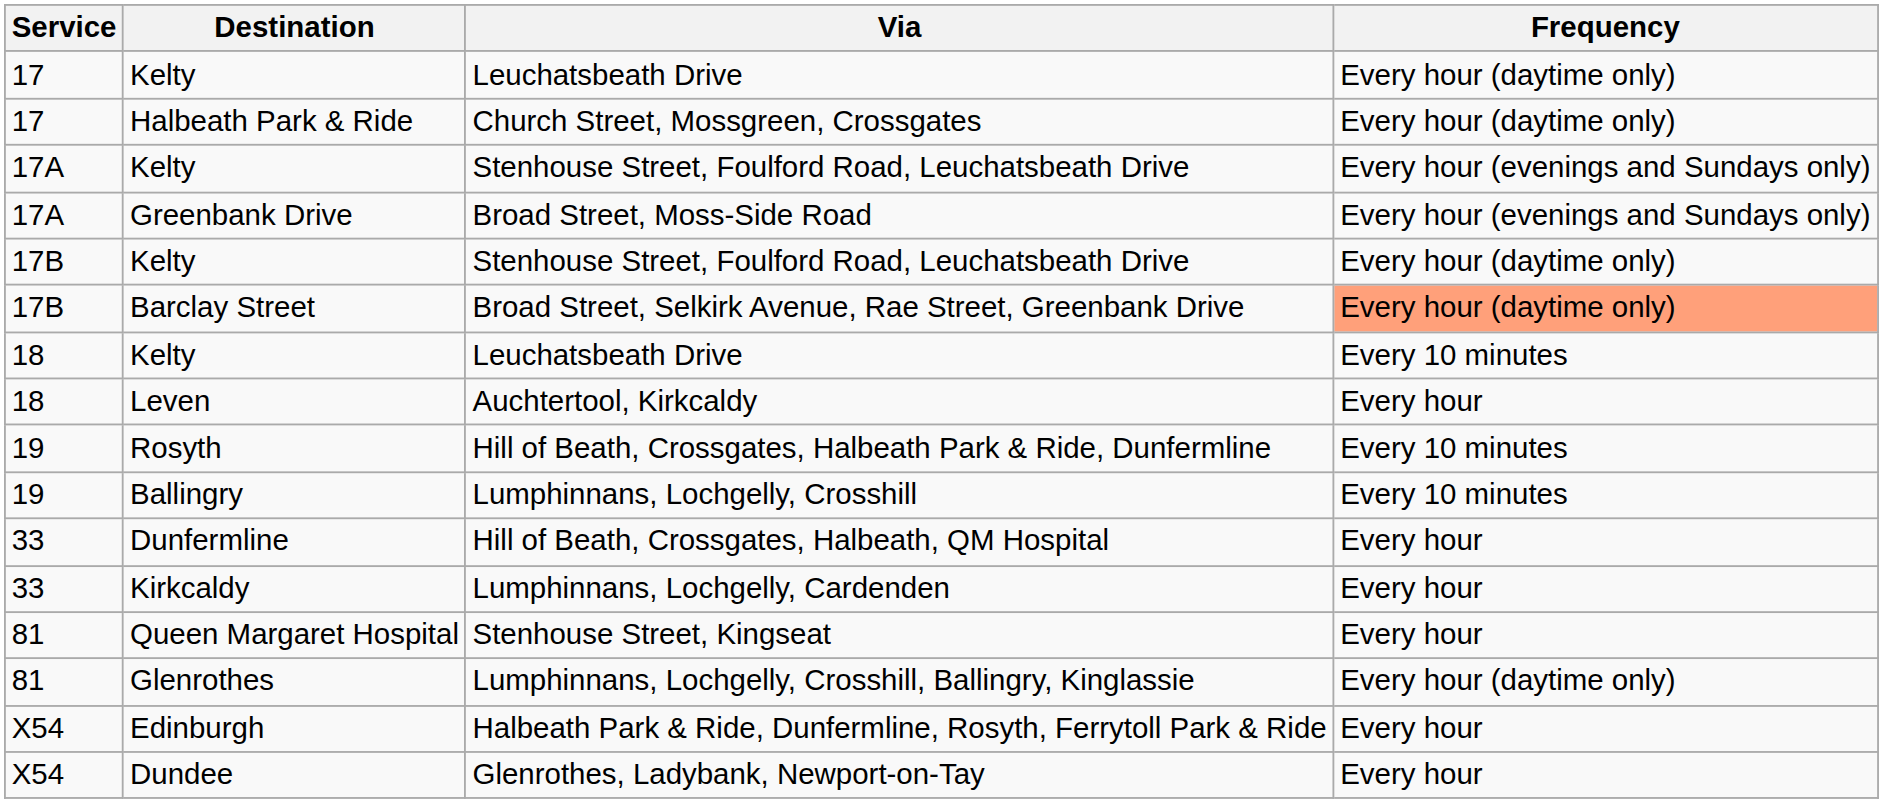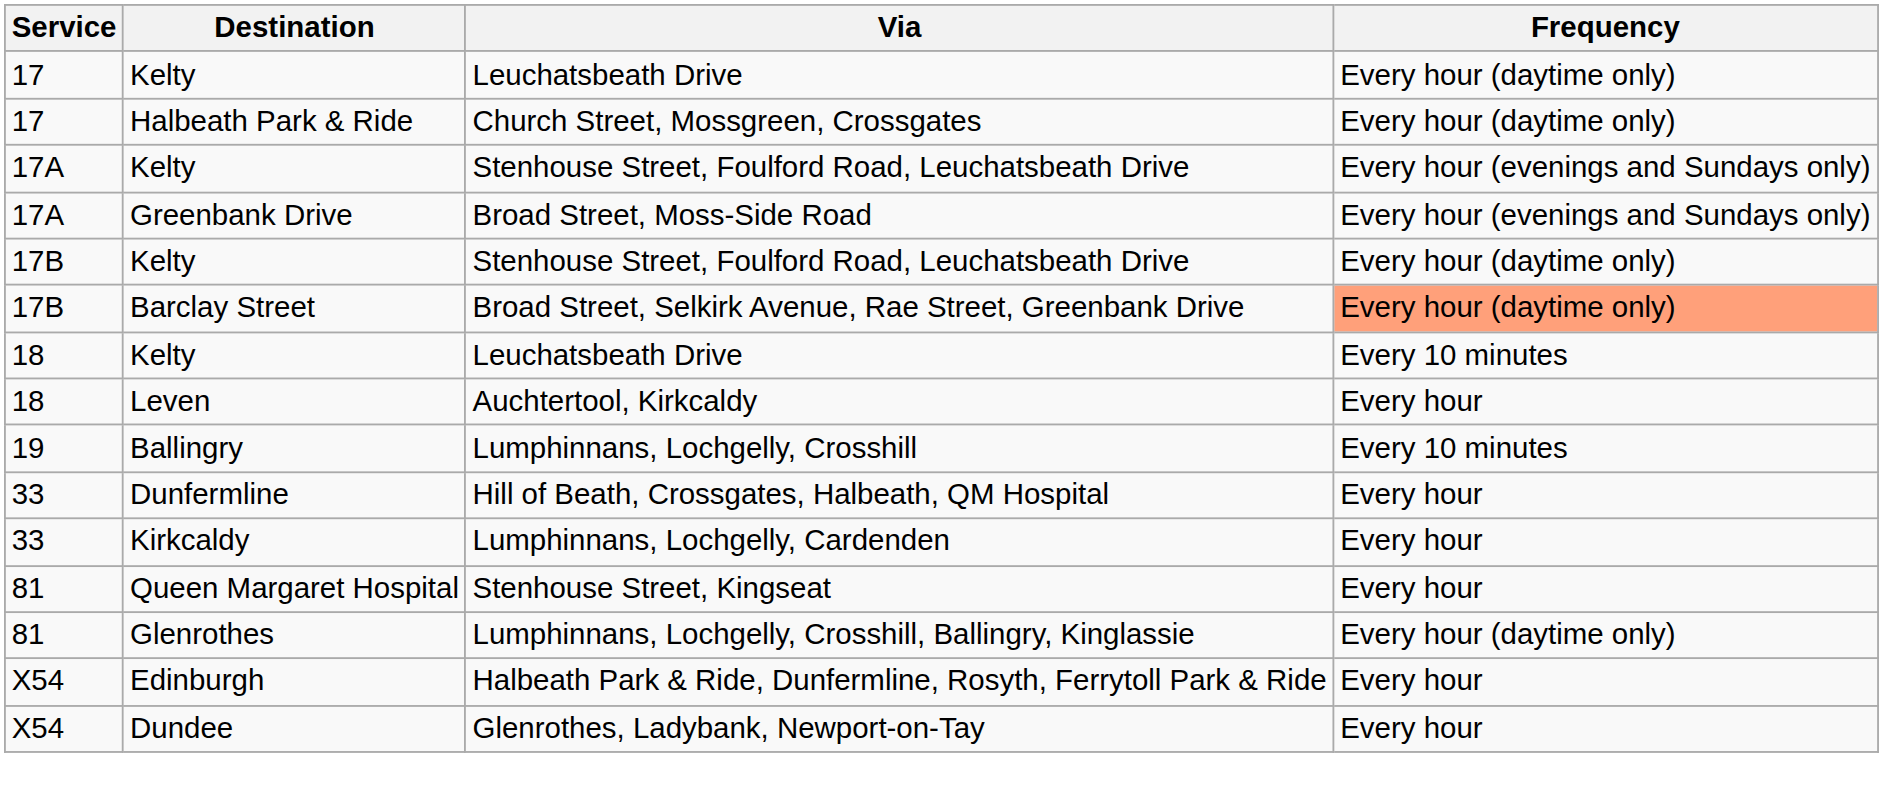- row: (28, 448)
